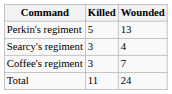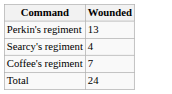- column: (102, 13)
